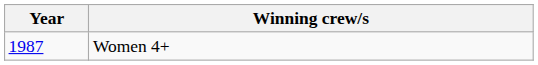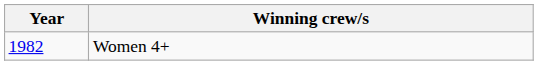(26, 45) 1987 -> (26, 45) 1982
